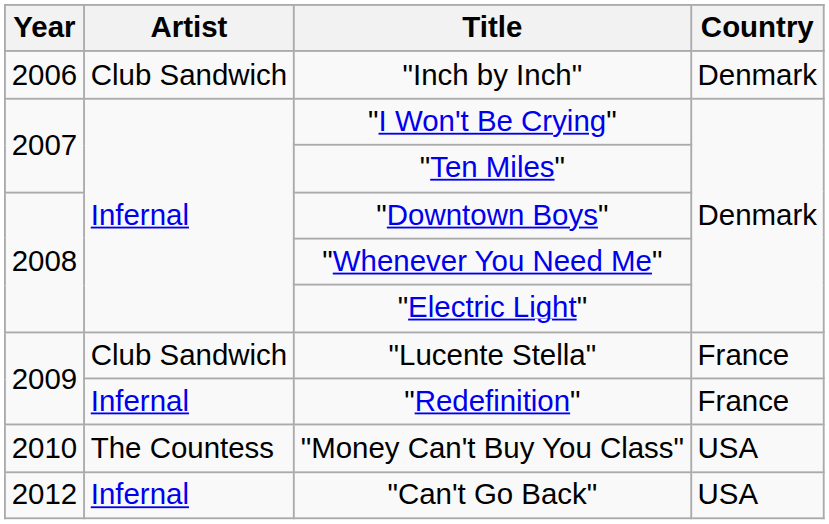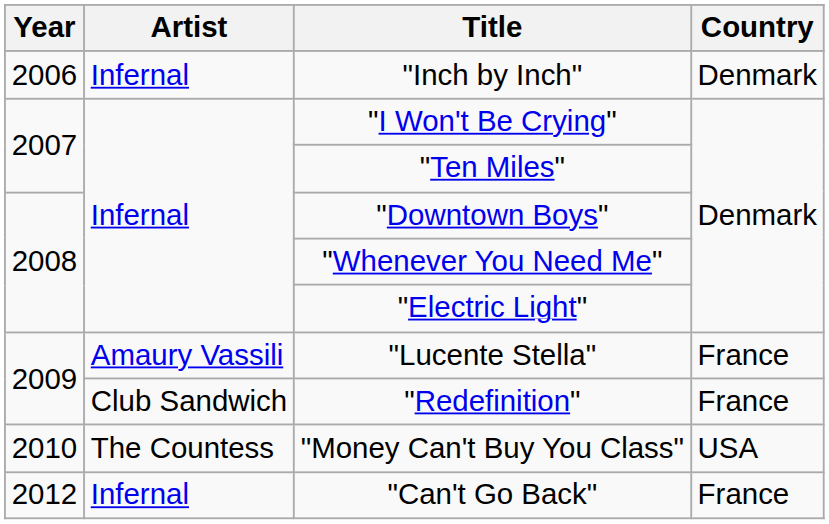(189, 74) Club Sandwich -> (140, 74) Infernal
(189, 354) Club Sandwich -> (187, 354) Amaury Vassili
(140, 401) Infernal -> (189, 401) Club Sandwich
(728, 494) USA -> (743, 494) France
